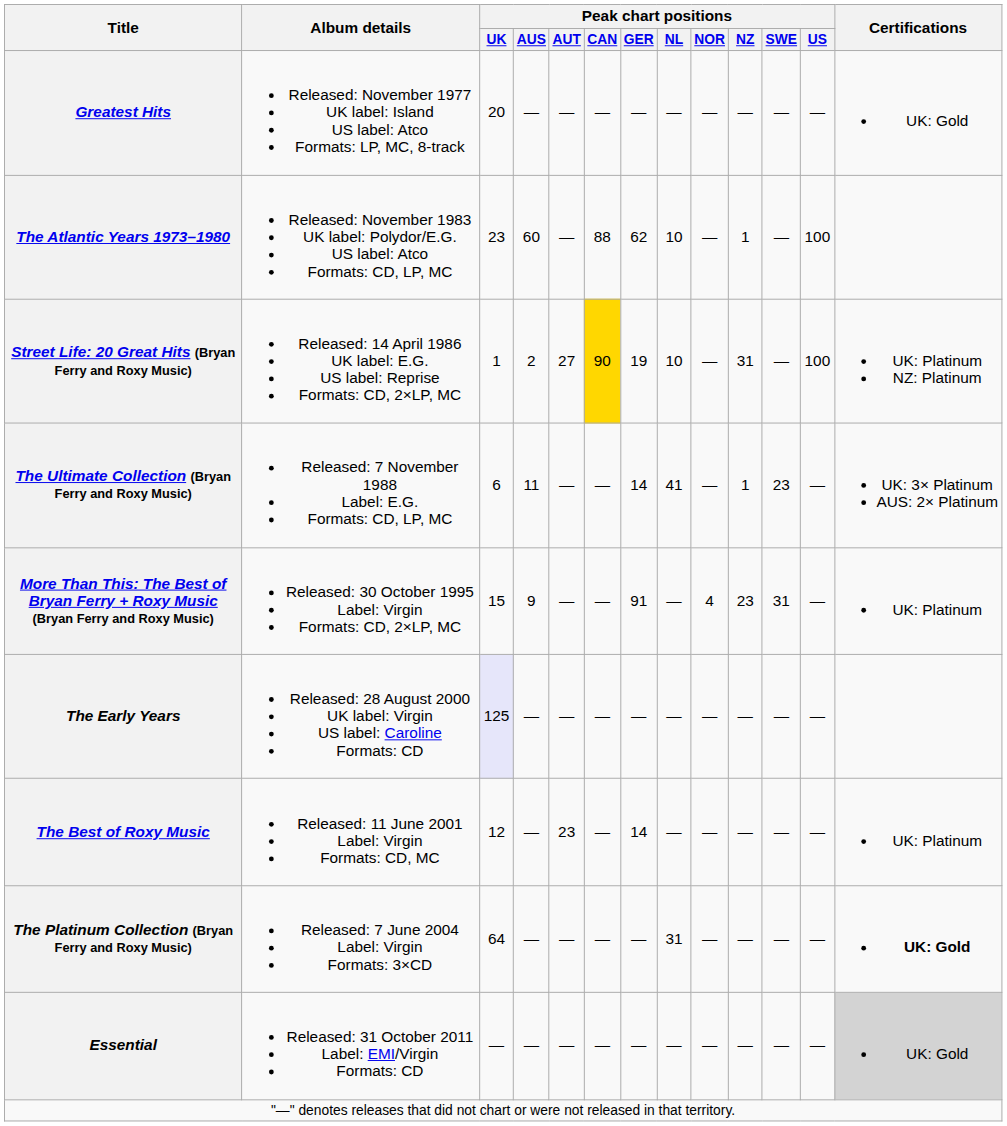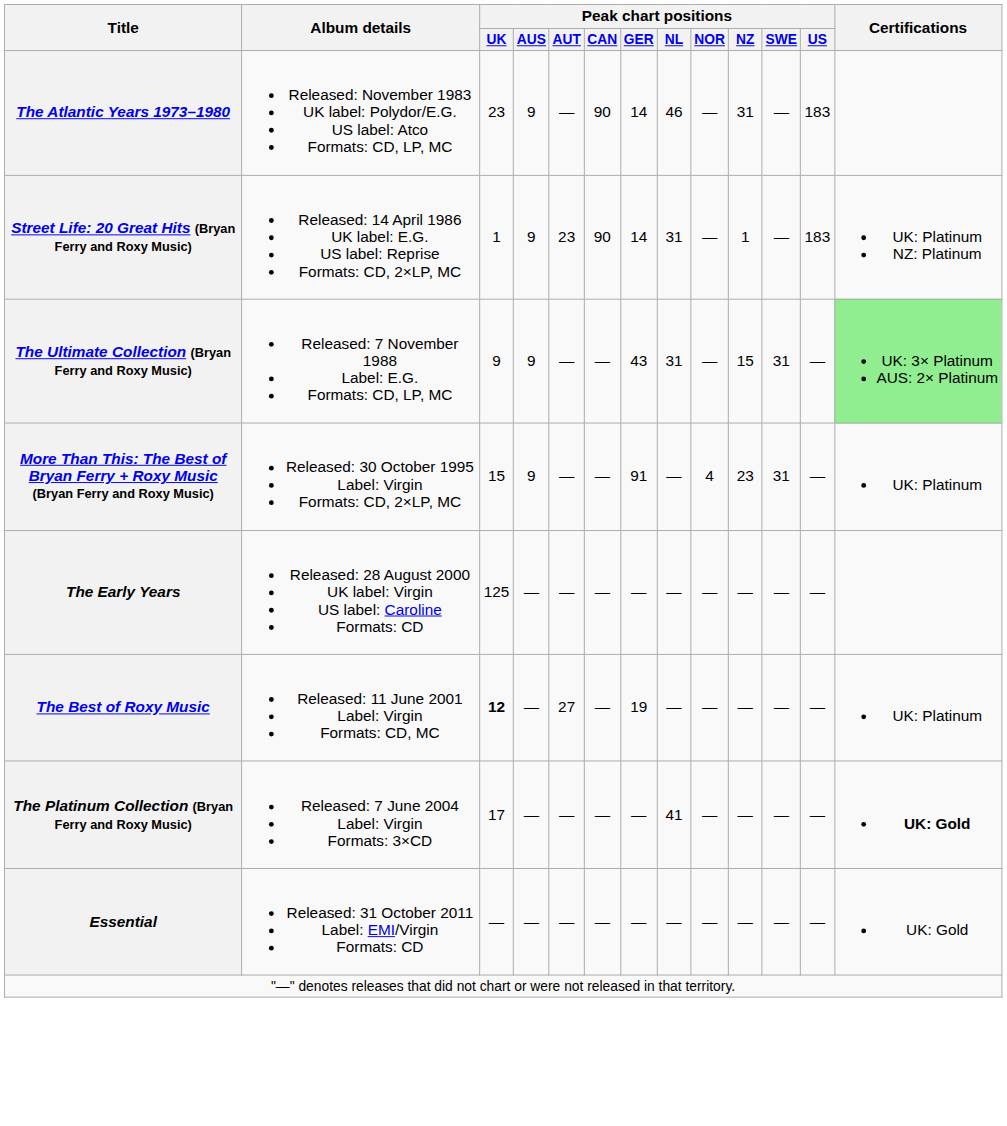- row: (123, 112)
(531, 236) 60 -> (531, 112) 9
(602, 236) 88 -> (602, 112) 90
(639, 236) 62 -> (639, 112) 14
(674, 236) 10 -> (674, 112) 46
(745, 236) 1 -> (745, 112) 31
(817, 236) 100 -> (817, 112) 183
(531, 361) 2 -> (531, 236) 9
(567, 361) 27 -> (567, 236) 23
(602, 361) gold background -> (602, 236) no background
(639, 361) 19 -> (639, 236) 14
(674, 361) 10 -> (674, 236) 31
(745, 361) 31 -> (745, 236) 1
(817, 361) 100 -> (817, 236) 183
(496, 485) 6 -> (496, 361) 9
(531, 485) 11 -> (531, 361) 9
(639, 485) 14 -> (639, 361) 43
(674, 485) 41 -> (674, 361) 31
(745, 485) 1 -> (745, 361) 15
(781, 485) 23 -> (781, 361) 31
(918, 494) no background -> (918, 370) lightgreen background
(497, 716) lavender background -> (497, 592) no background
(497, 832) normal -> (497, 707) bold
(567, 832) 23 -> (567, 707) 27
(639, 832) 14 -> (639, 707) 19
(497, 938) 64 -> (497, 814) 17
(674, 938) 31 -> (674, 814) 41
(918, 1055) lightgrey background -> (918, 930) no background
